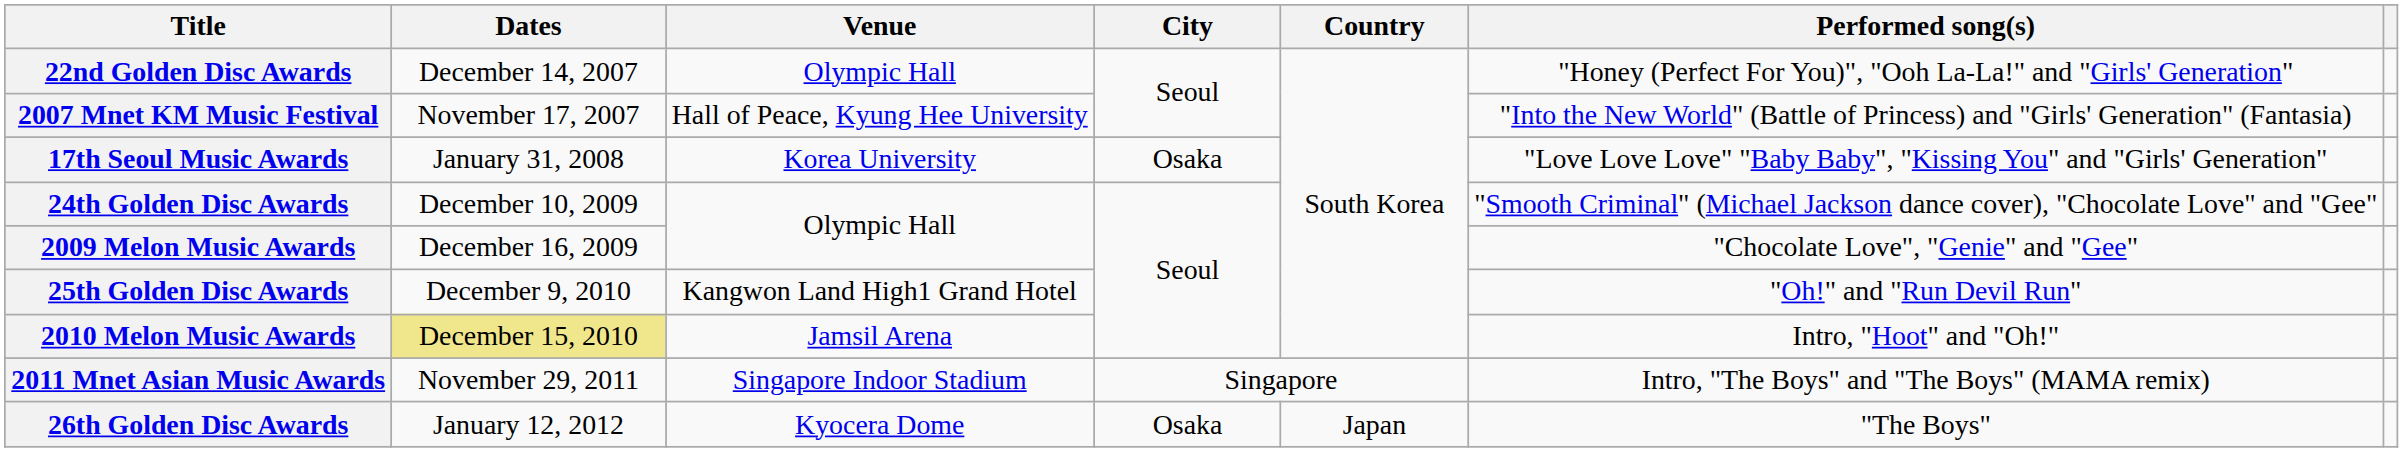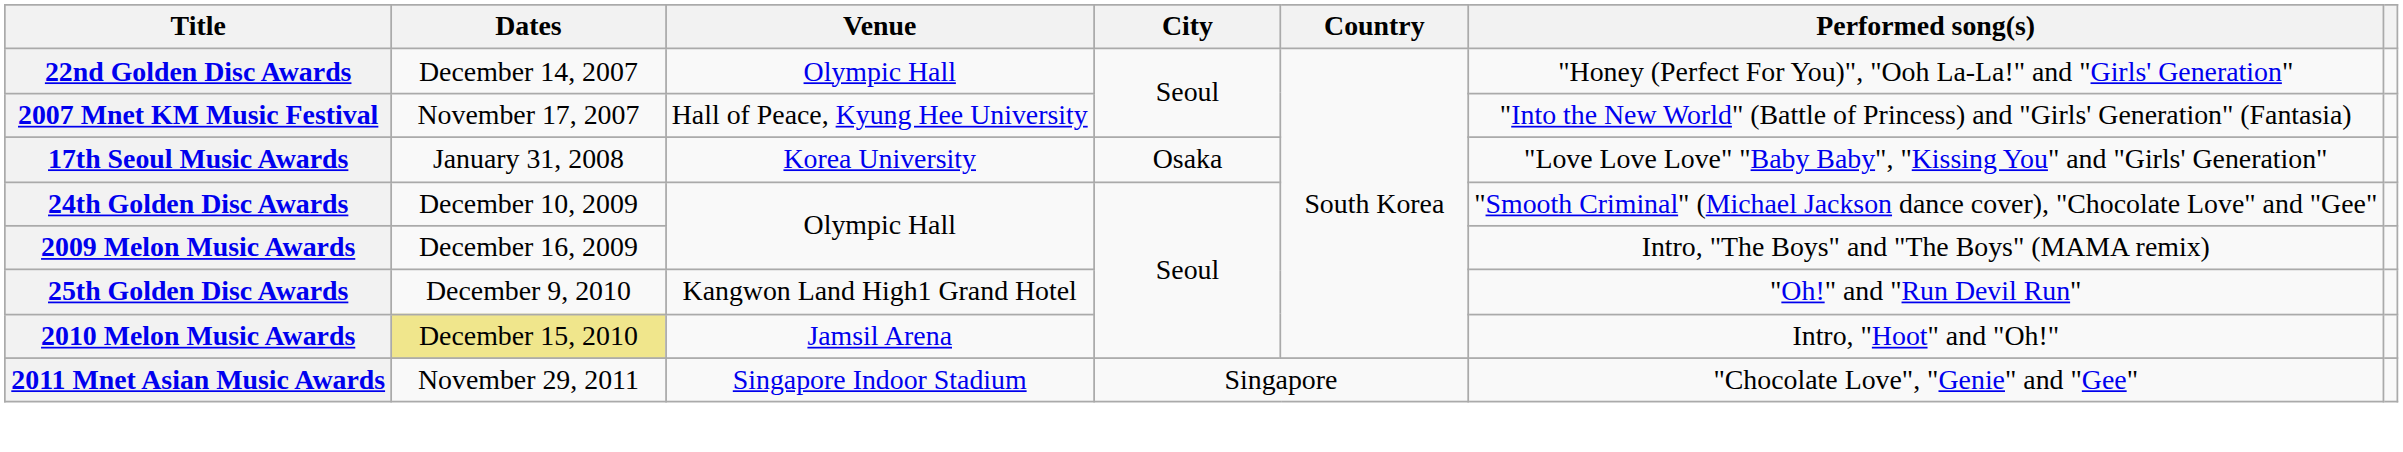(1926, 247) "Chocolate Love", "Genie" and "Gee" -> (1926, 247) Intro, "The Boys" and "The Boys" (MAMA remix)
(1926, 379) Intro, "The Boys" and "The Boys" (MAMA remix) -> (1926, 379) "Chocolate Love", "Genie" and "Gee"
- row: (198, 423)
